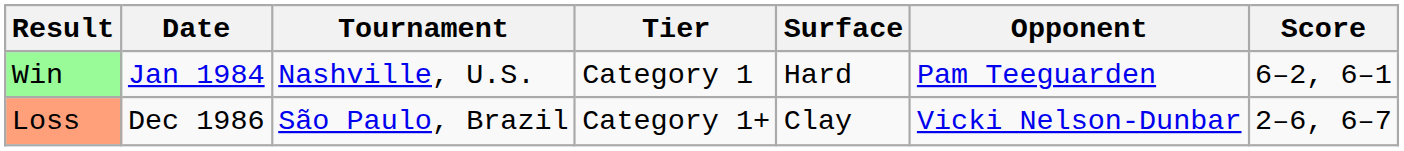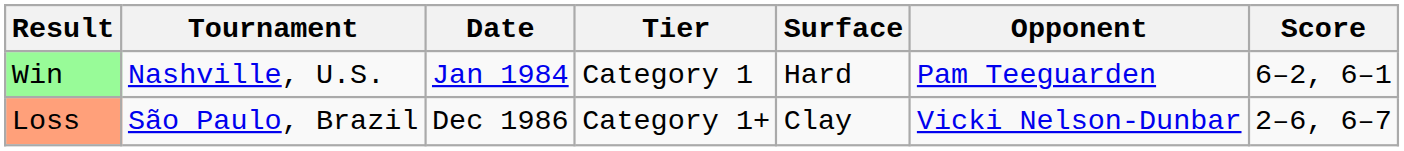columns swapped: (196, 28) <-> (423, 28)
